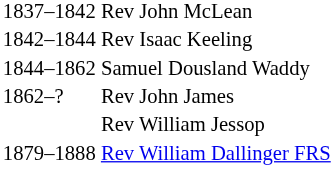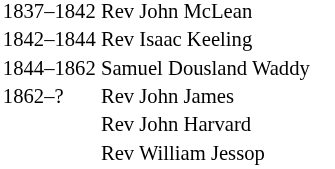+ row: (176, 124)
- row: (216, 153)
